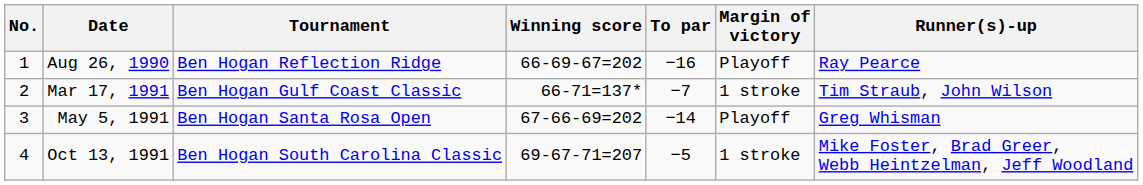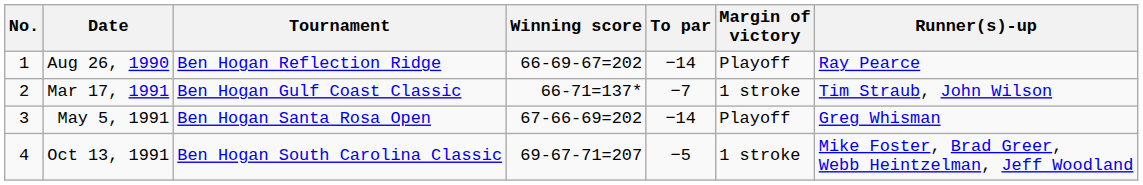(681, 65) −16 -> (681, 65) −14
